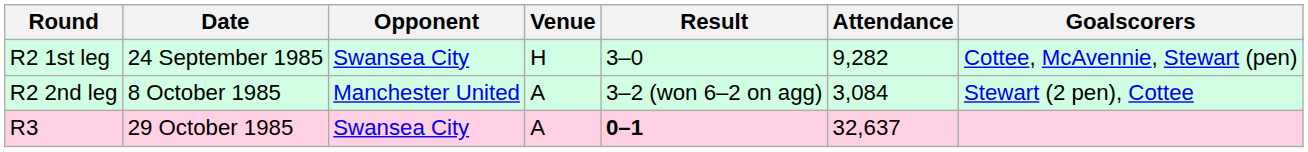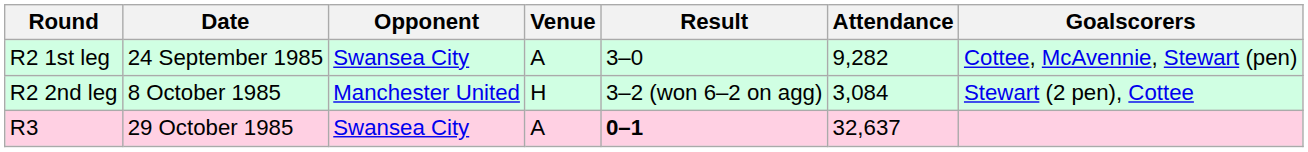(538, 57) H -> (538, 57) A
(538, 92) A -> (538, 92) H
